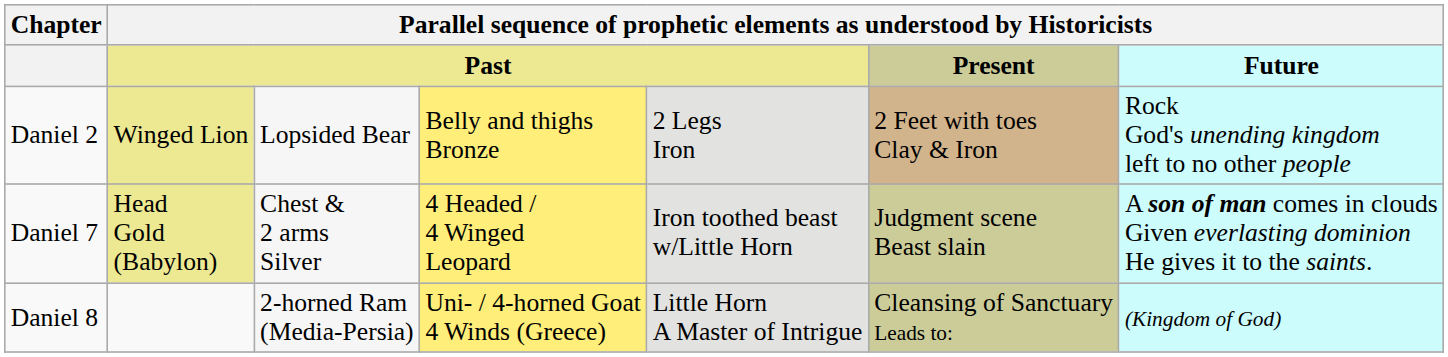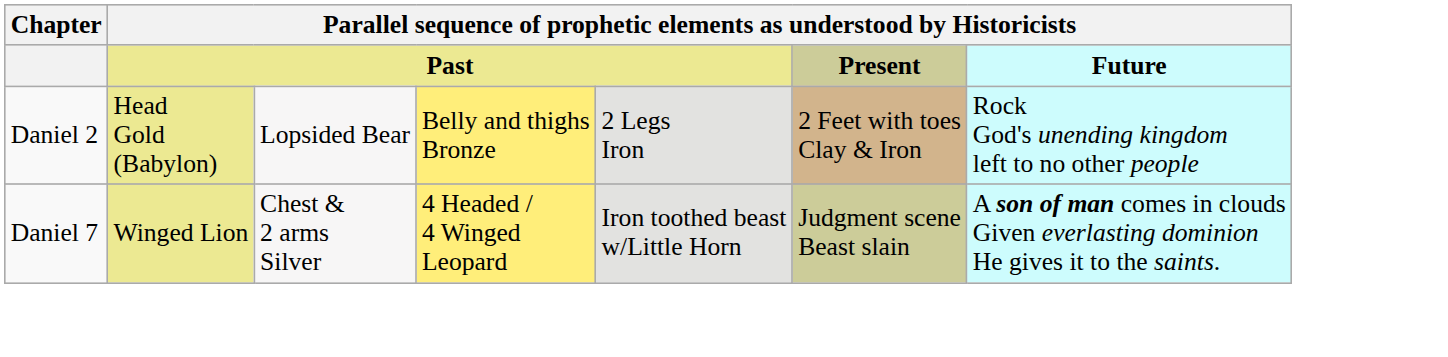(181, 134) Winged Lion -> (165, 134) Head Gold (Babylon)
(165, 232) Head Gold (Babylon) -> (181, 233) Winged Lion
- row: (54, 316)
